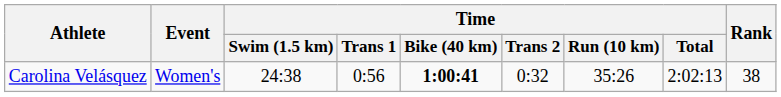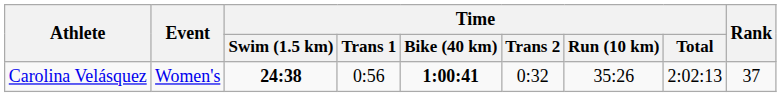(281, 76) normal -> (281, 76) bold
(751, 76) 38 -> (751, 76) 37
